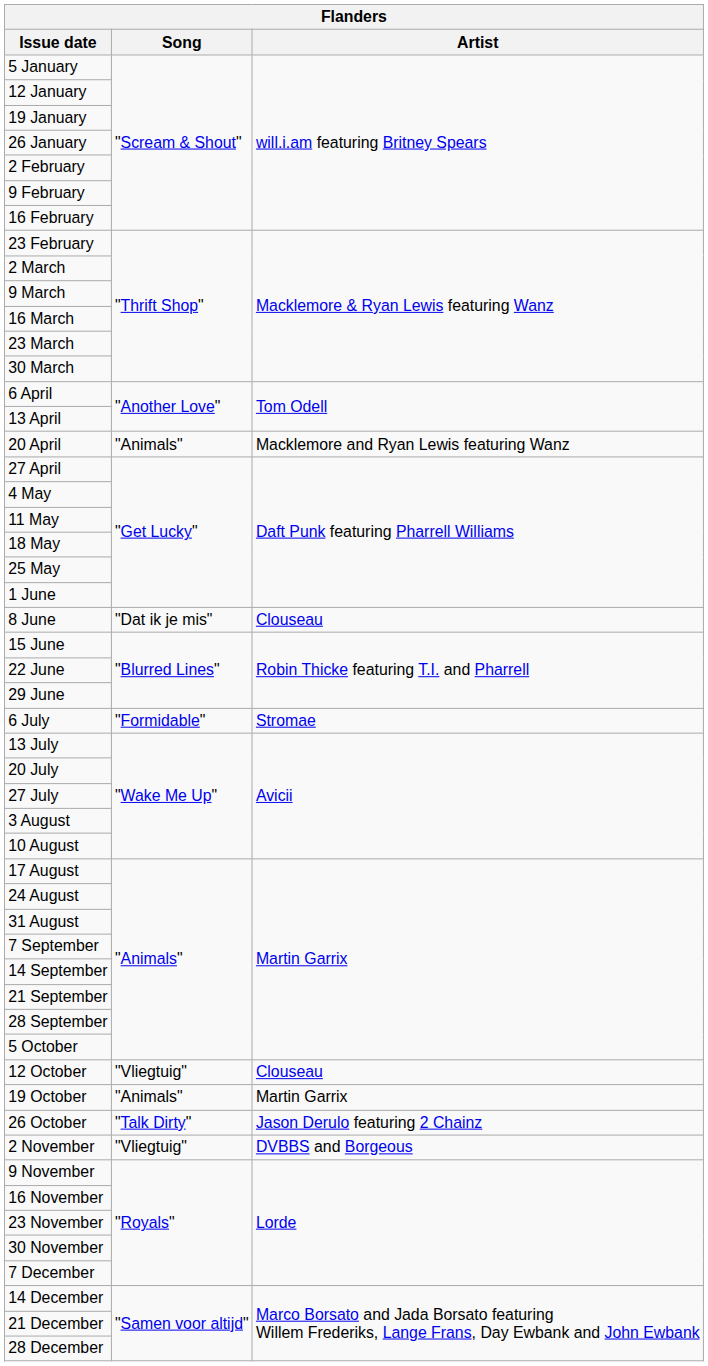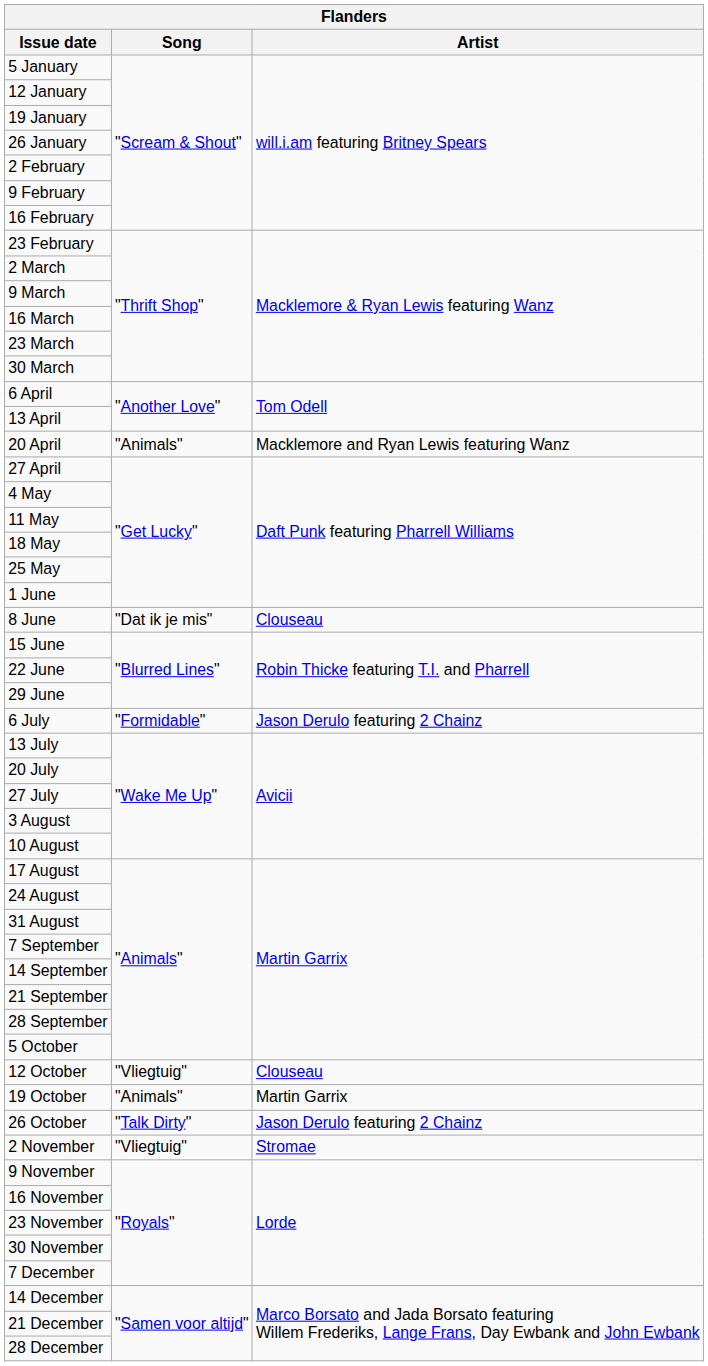(286, 720) Stromae -> (369, 720) Jason Derulo featuring 2 Chainz
(334, 1147) DVBBS and Borgeous -> (286, 1147) Stromae
